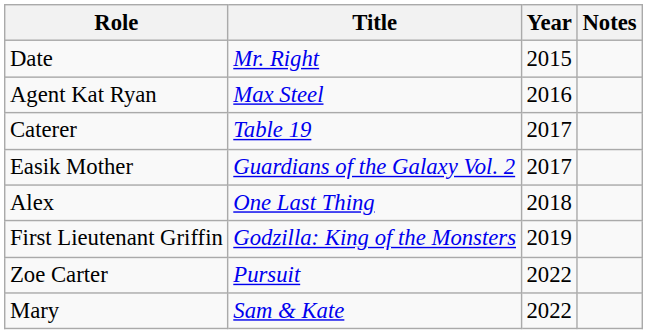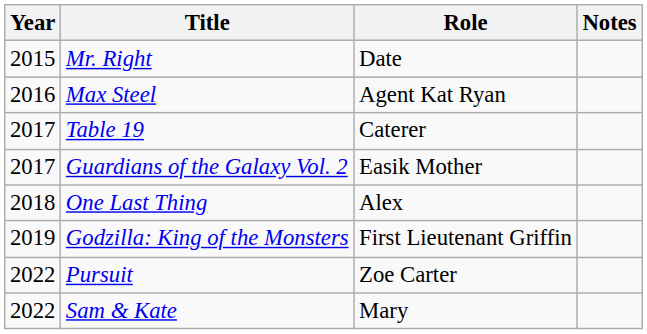columns swapped: (549, 22) <-> (116, 22)
